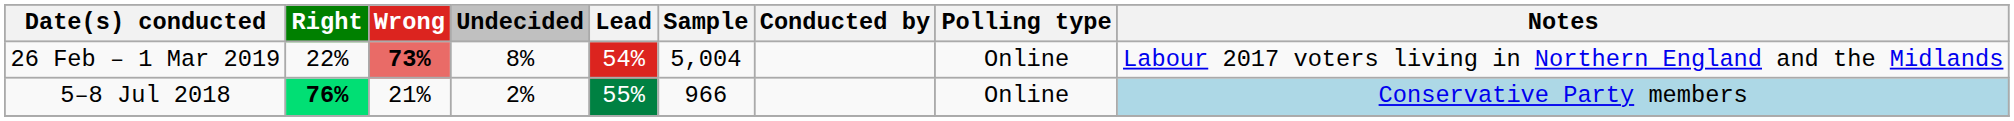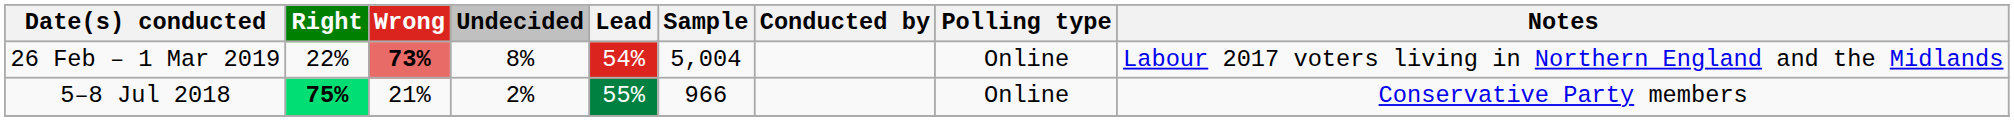(327, 96) 76% -> (327, 96) 75%
(1563, 96) lightblue background -> (1563, 96) no background
